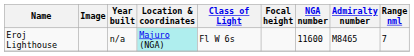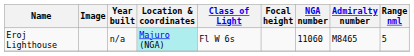(310, 40) 11600 -> (310, 40) 11060
(384, 40) 7 -> (384, 40) 5
